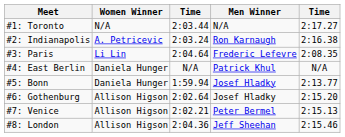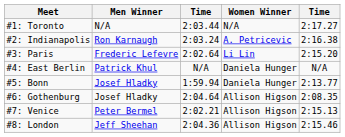columns swapped: (255, 11) <-> (131, 11)
(190, 54) 2:04.64 -> (201, 54) 2:02.64
(319, 54) 2:08.35 -> (319, 54) 2:15.20
(190, 97) 2:02.64 -> (201, 97) 2:04.64
(319, 97) 2:15.20 -> (319, 97) 2:08.35
